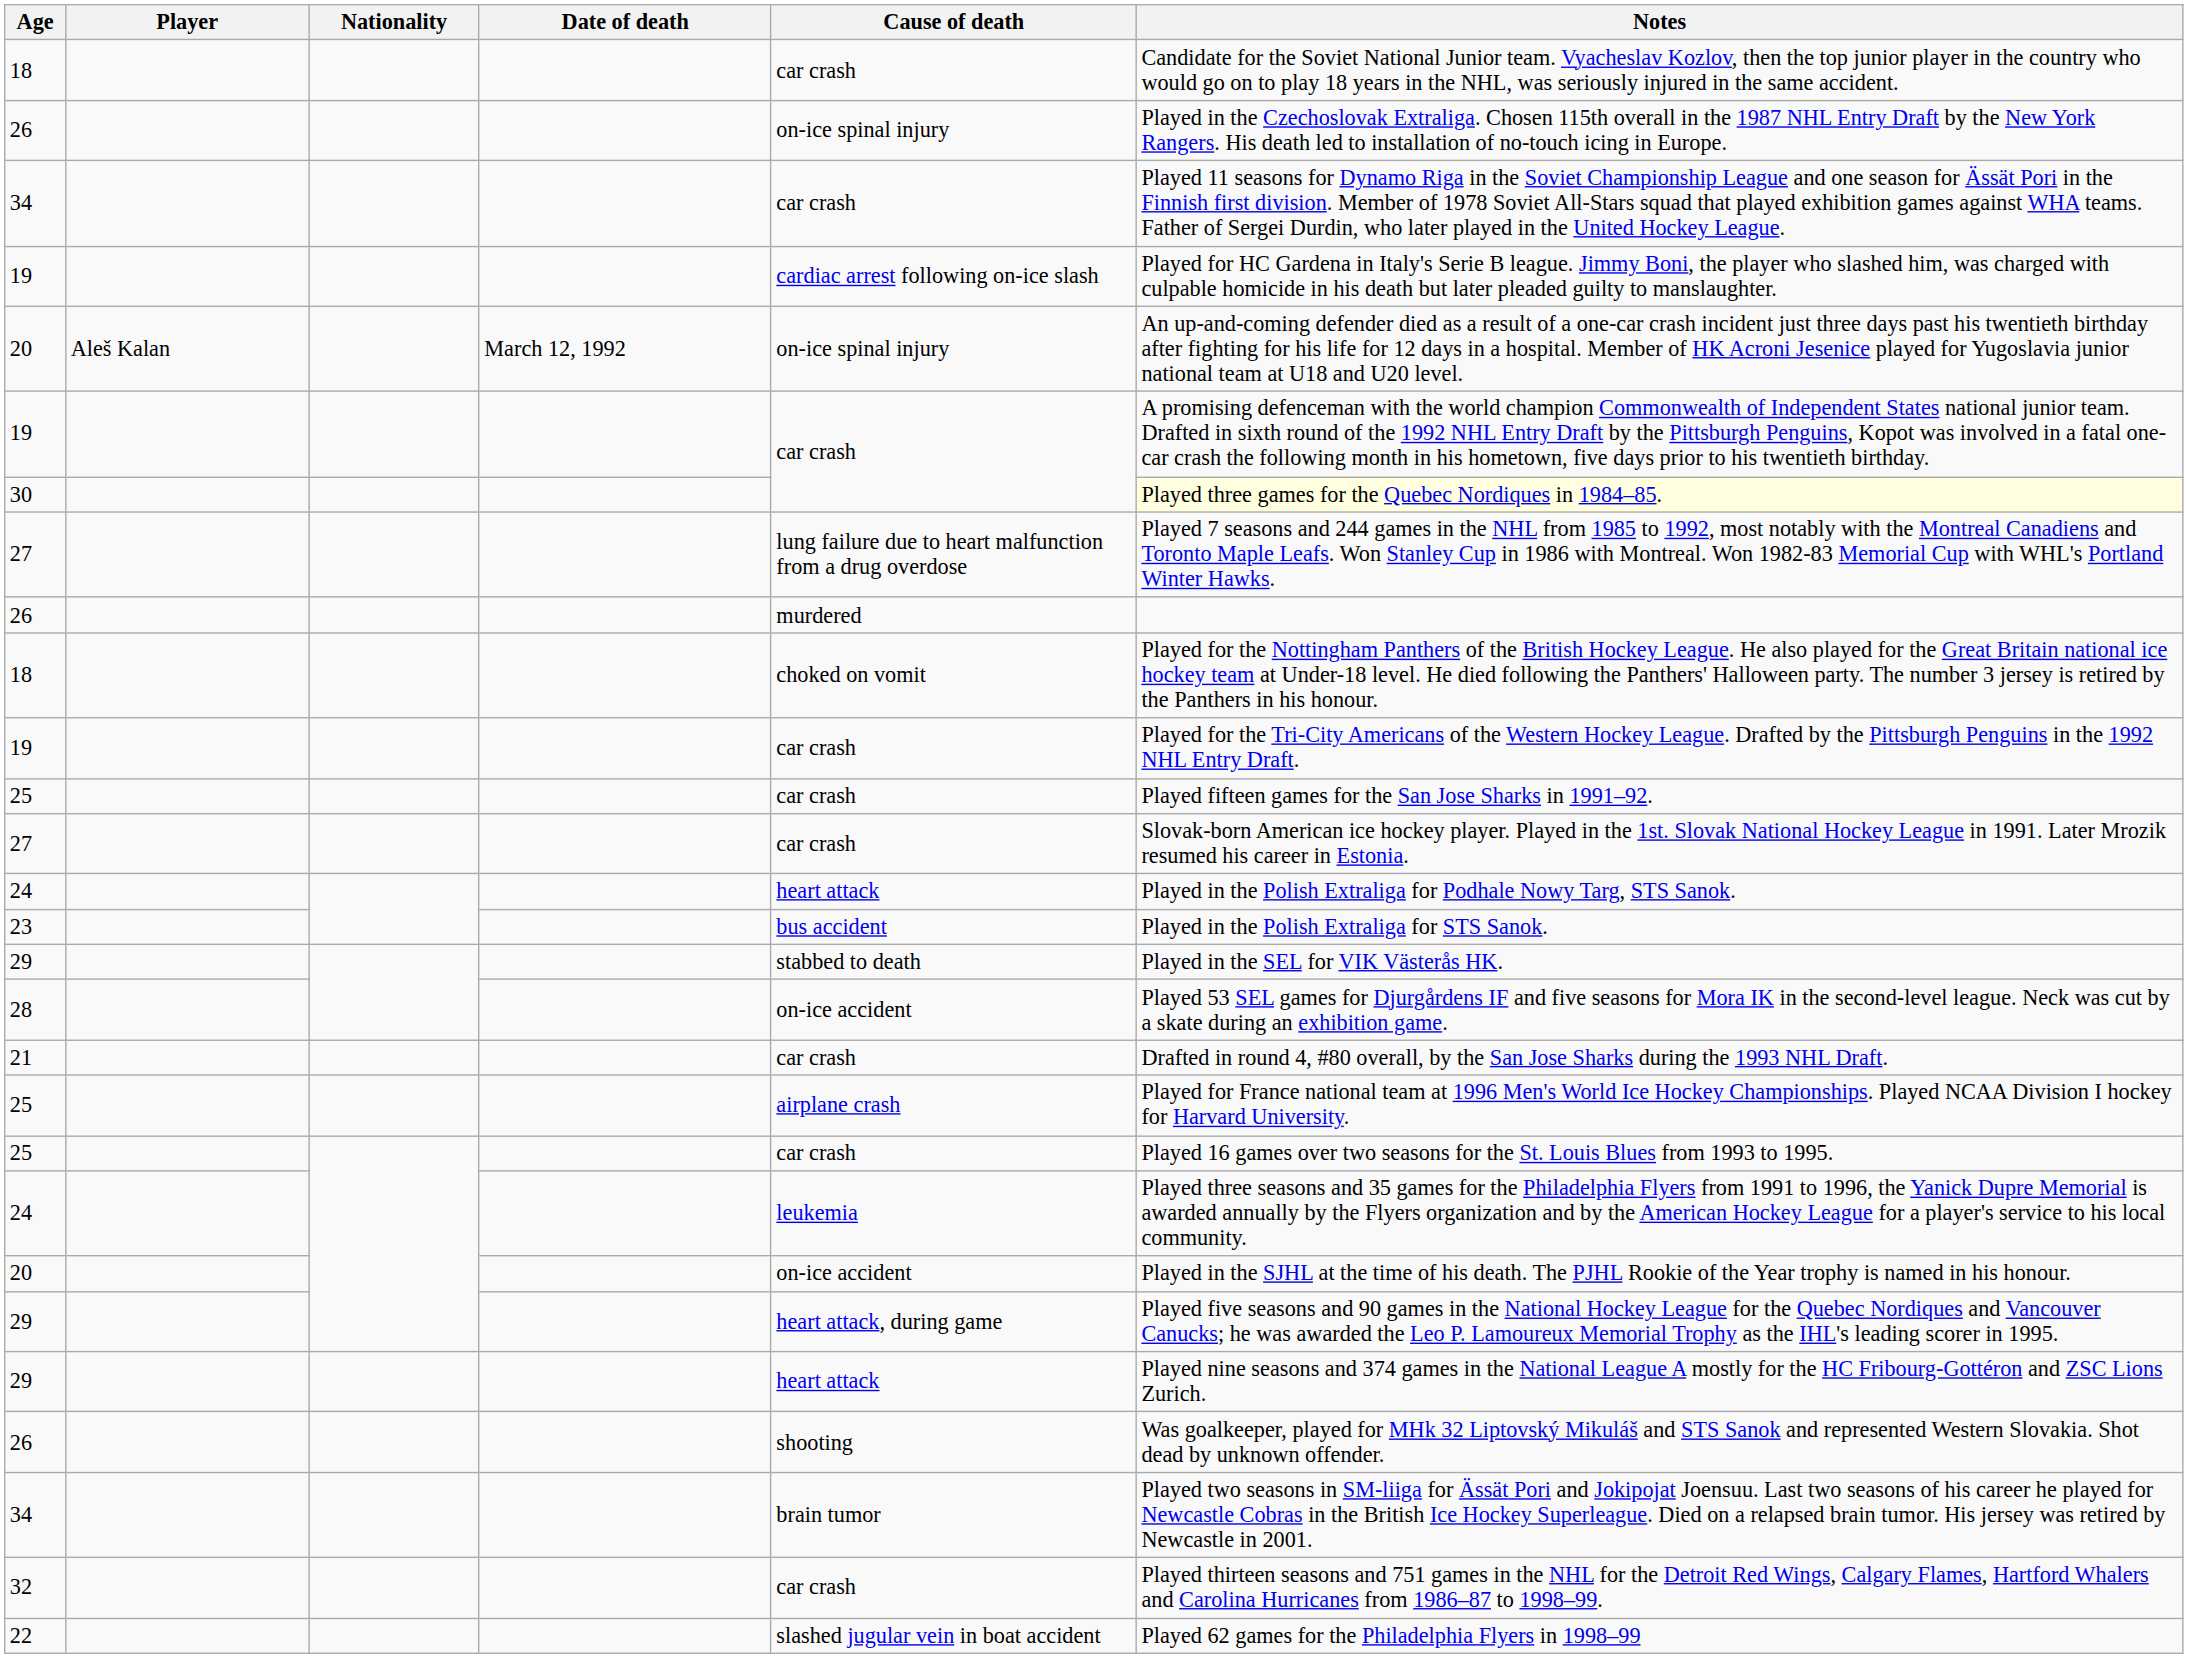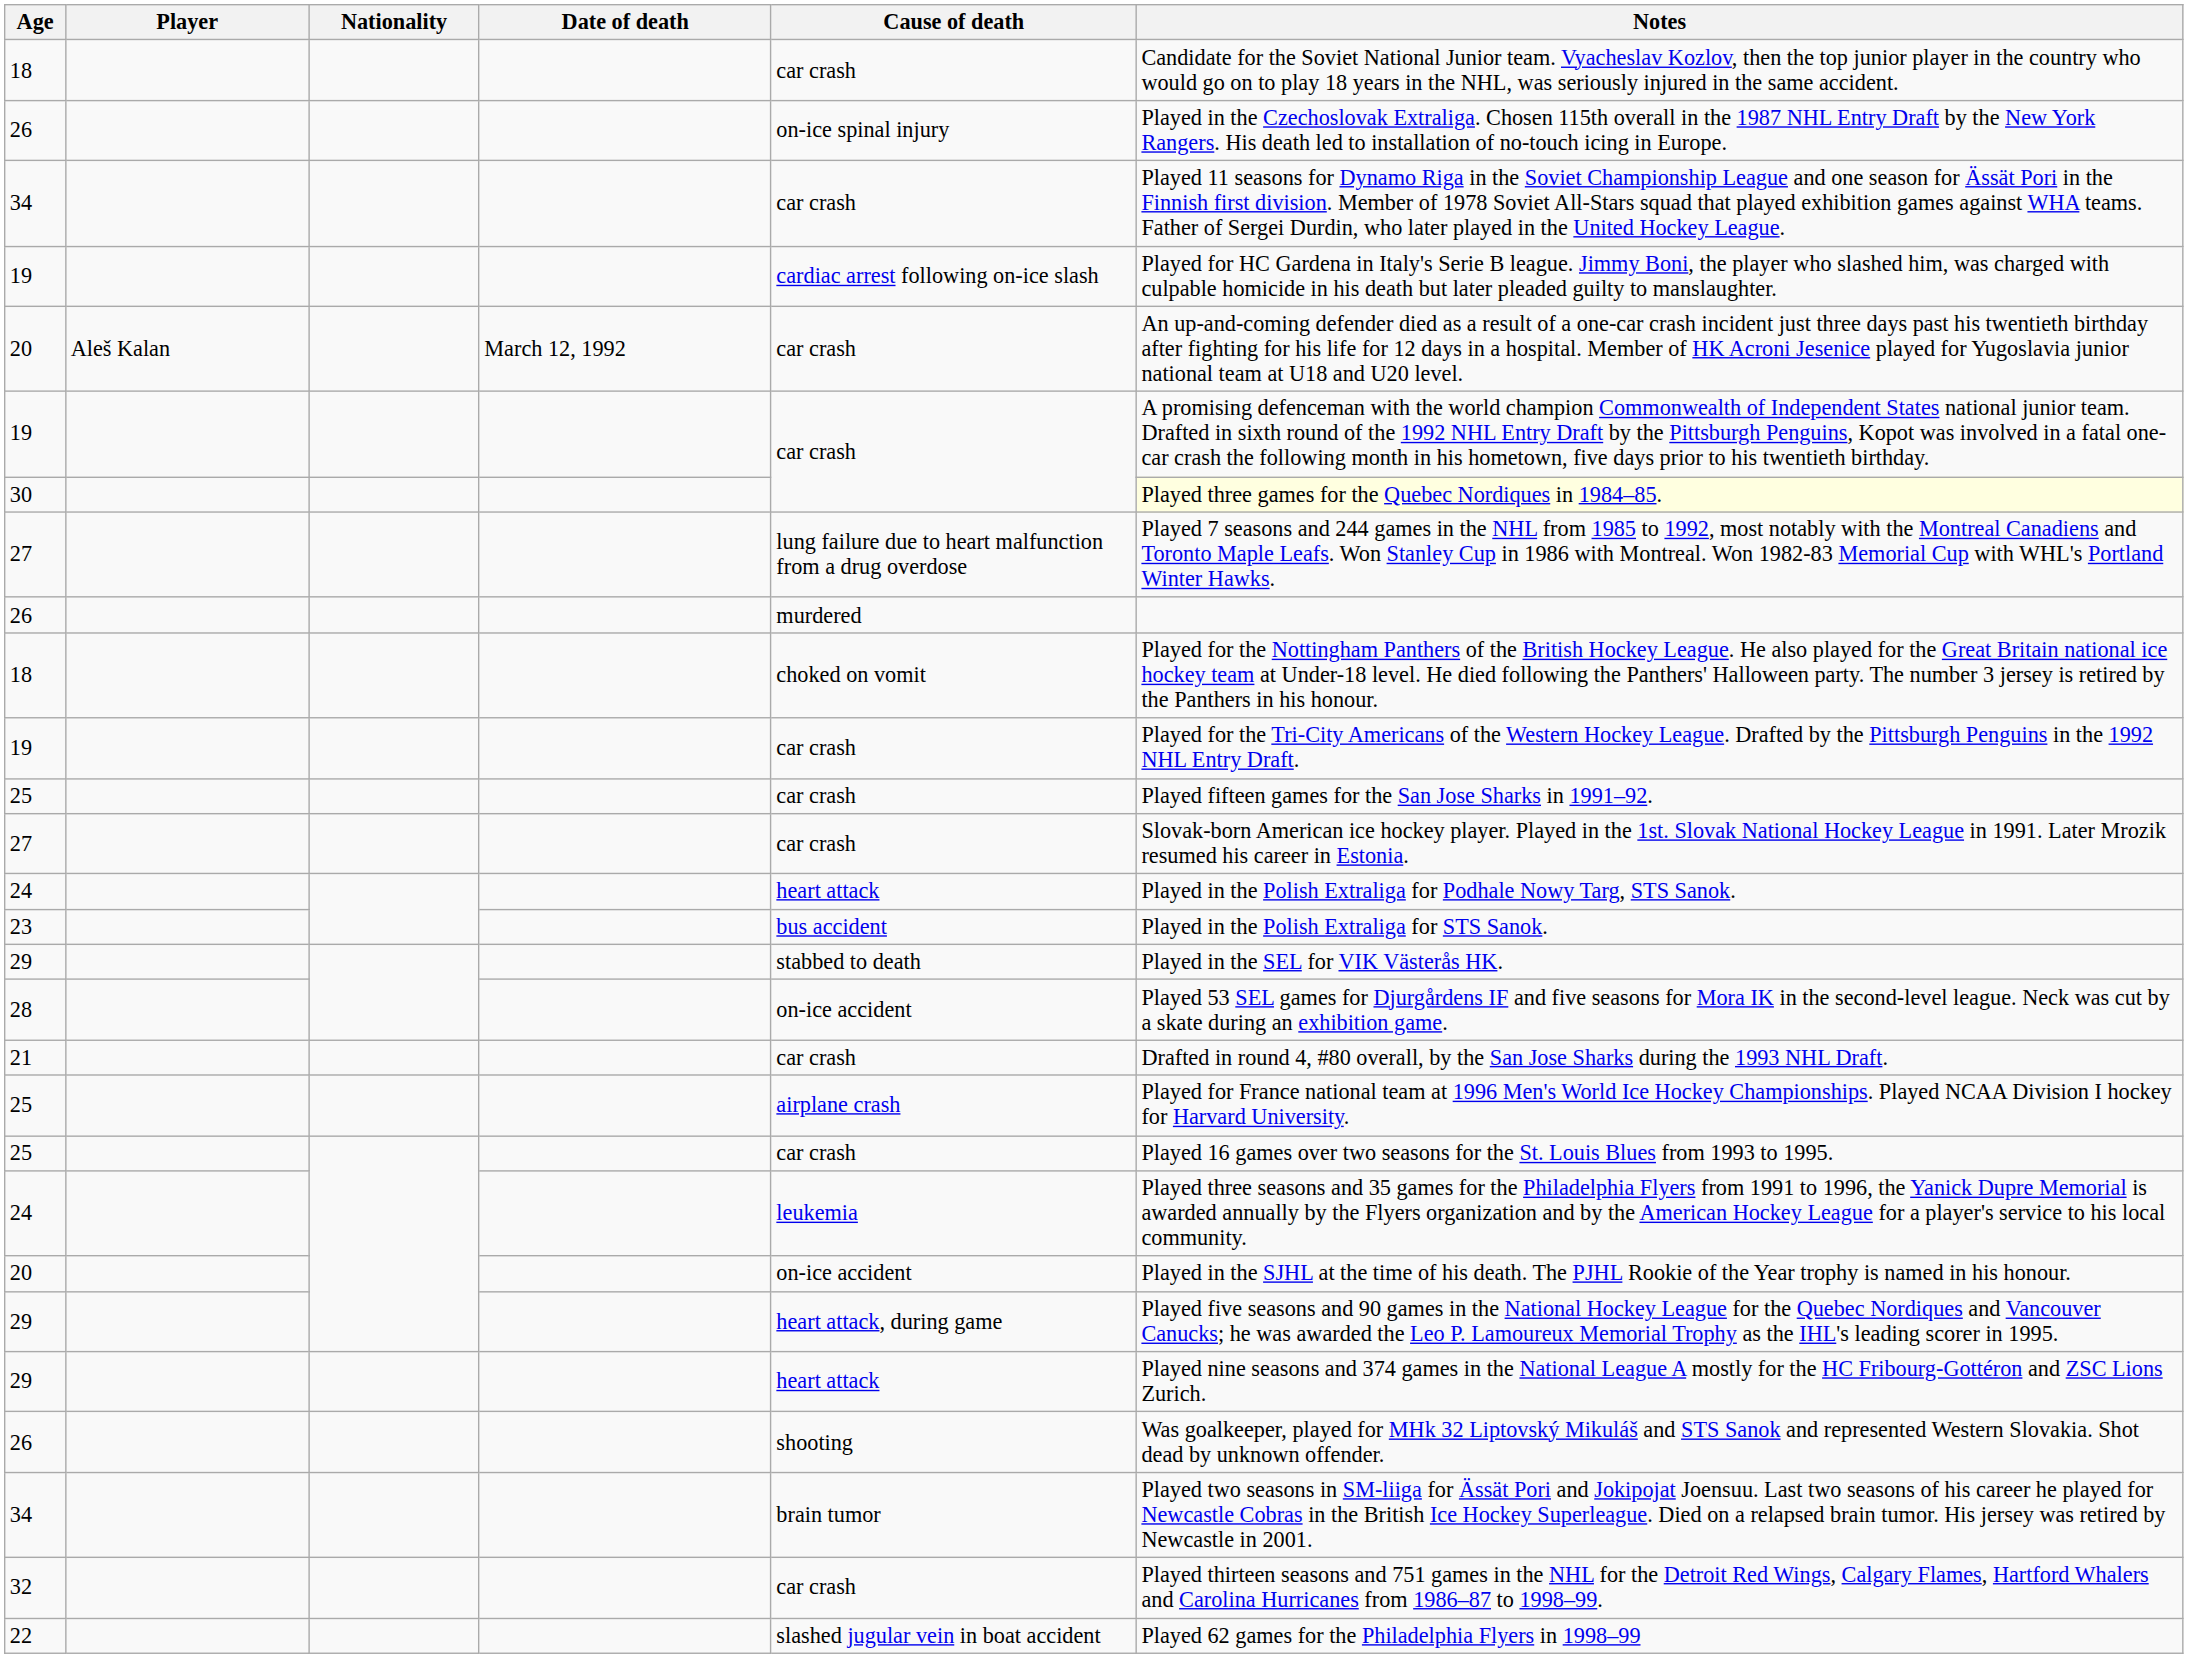(863, 348) on-ice spinal injury -> (816, 348) car crash
